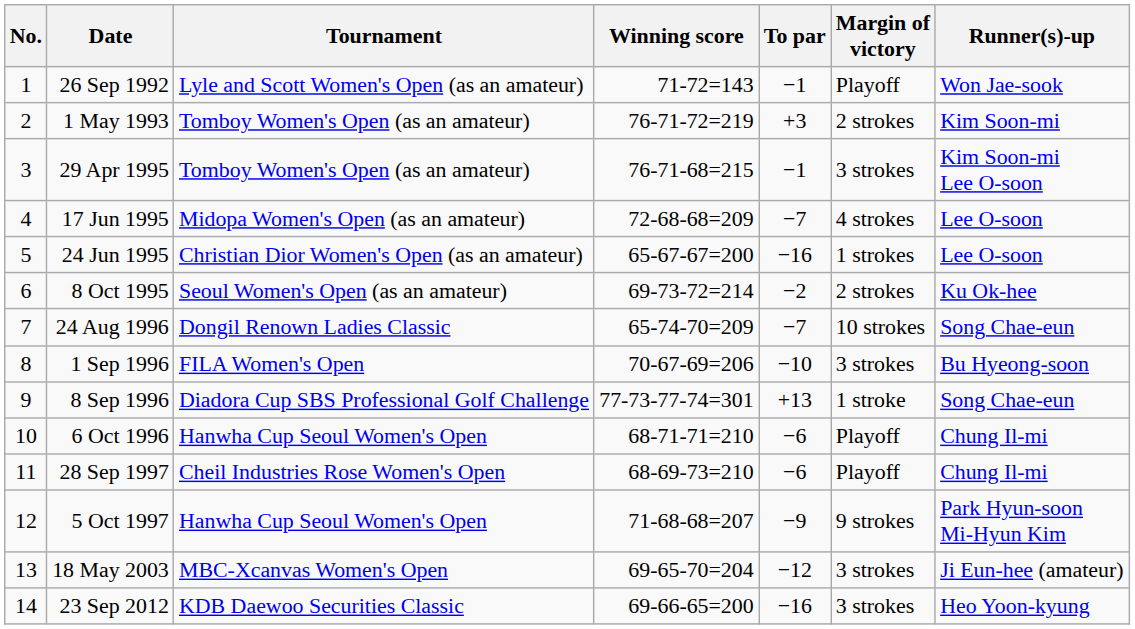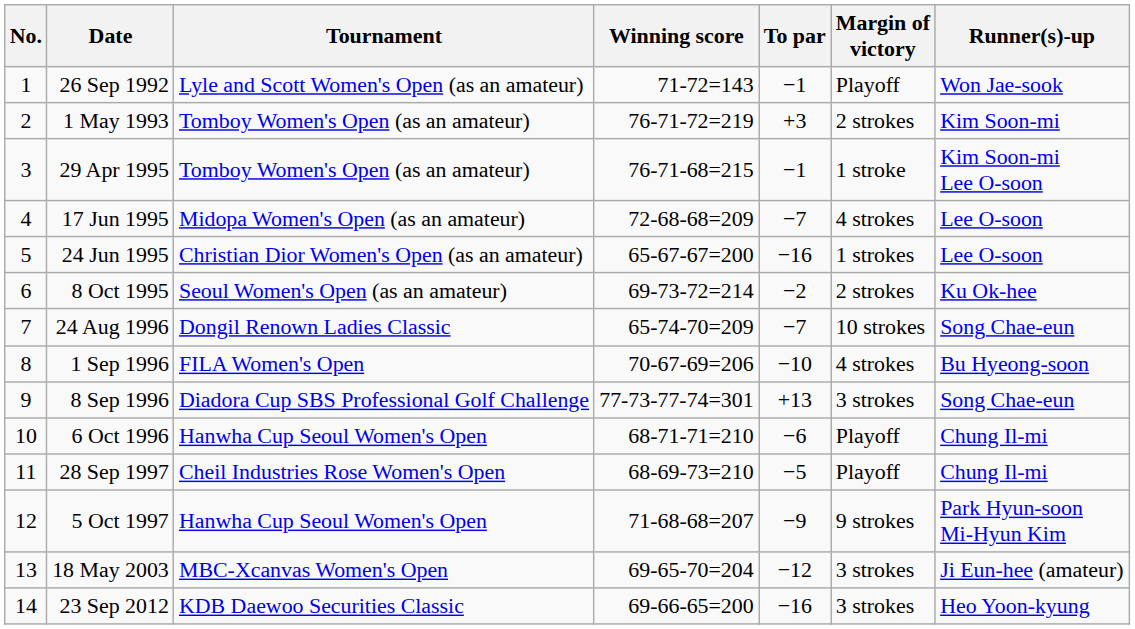(875, 169) 3 strokes -> (871, 169) 1 stroke
(875, 363) 3 strokes -> (875, 363) 4 strokes
(871, 399) 1 stroke -> (875, 399) 3 strokes
(795, 471) −6 -> (795, 471) −5
